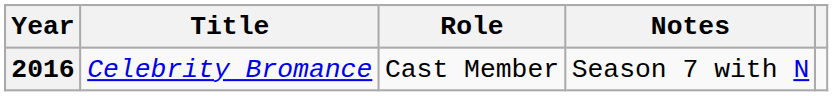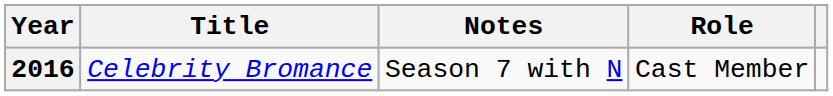columns swapped: (472, 27) <-> (690, 27)
